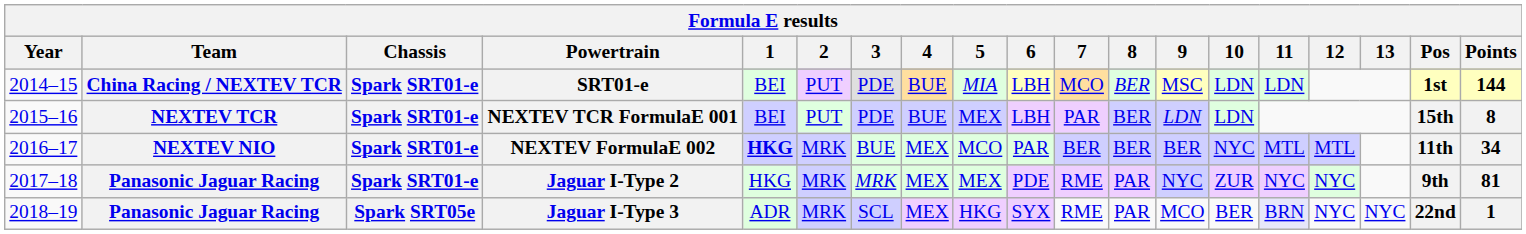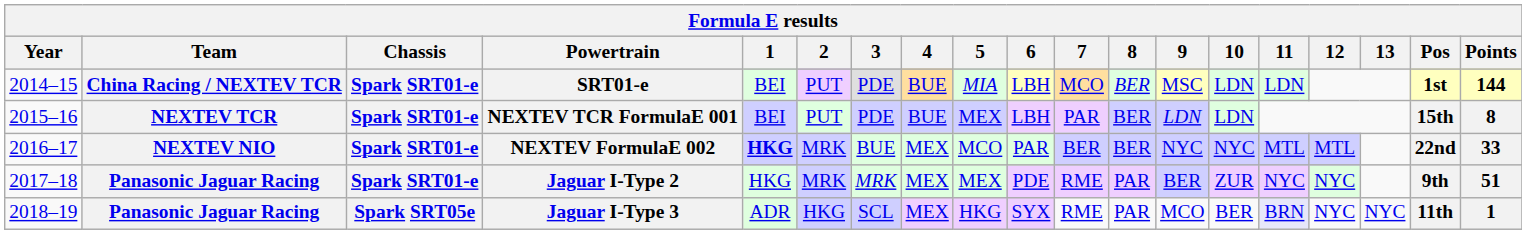(1182, 148) BER -> (1182, 148) NYC
(1435, 148) 11th -> (1435, 148) 22nd
(1491, 148) 34 -> (1491, 148) 33
(1182, 180) NYC -> (1182, 180) BER
(1491, 180) 81 -> (1491, 180) 51
(824, 212) MRK -> (824, 212) HKG
(1435, 212) 22nd -> (1435, 212) 11th
